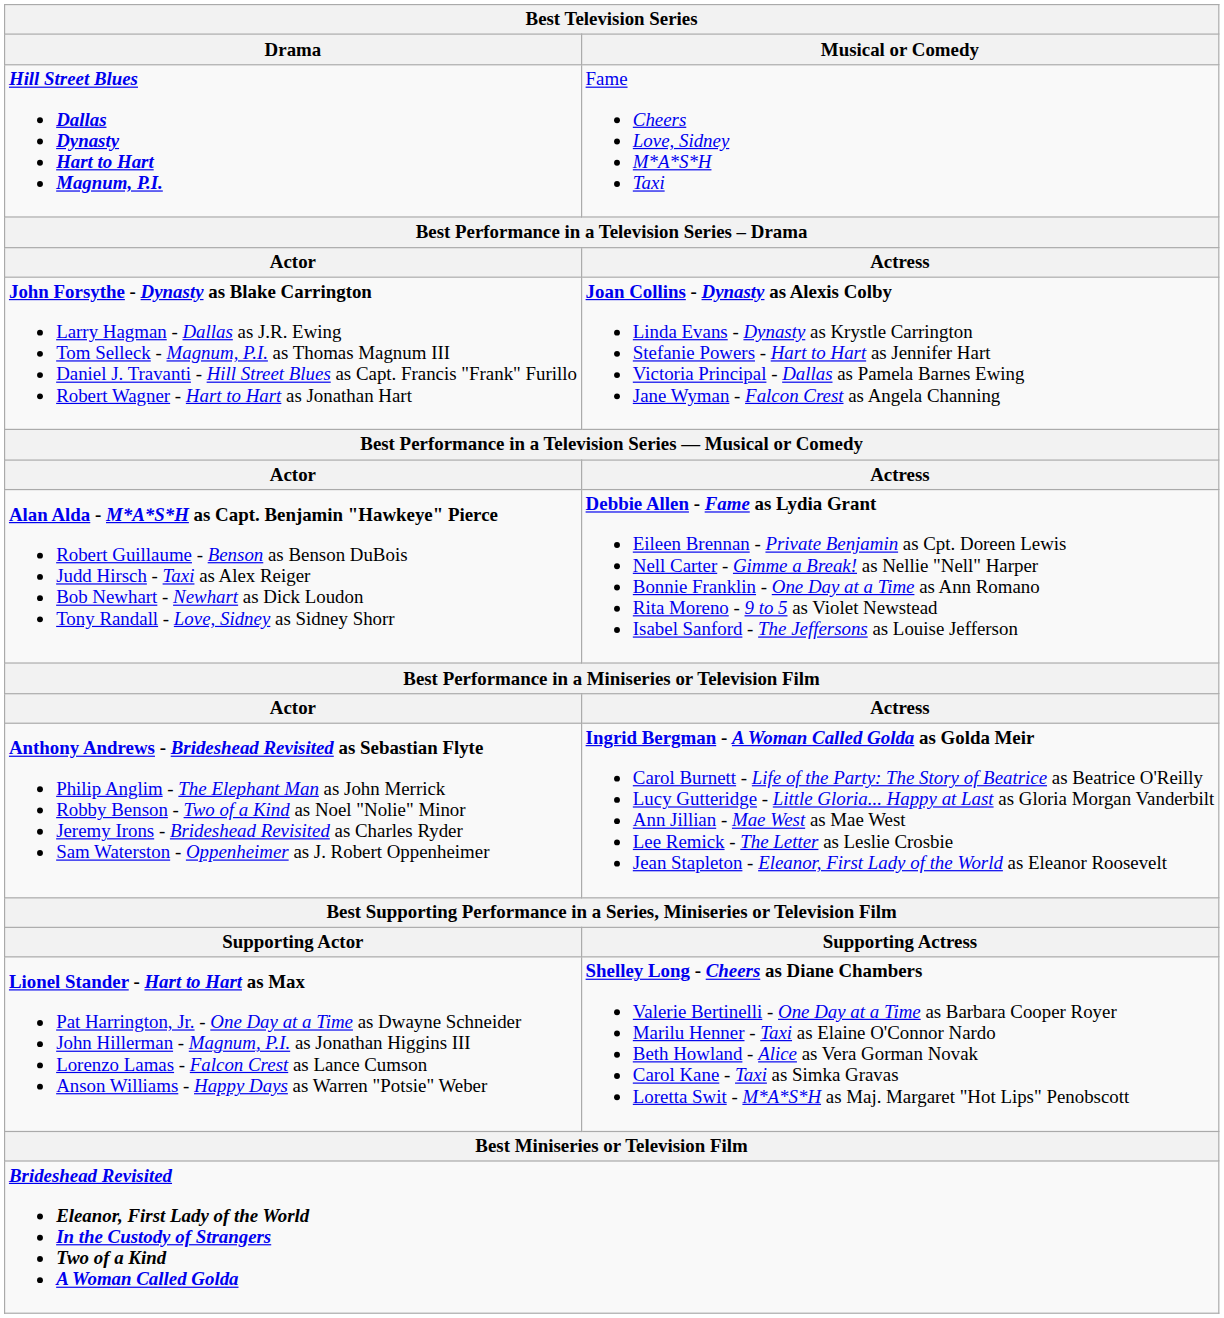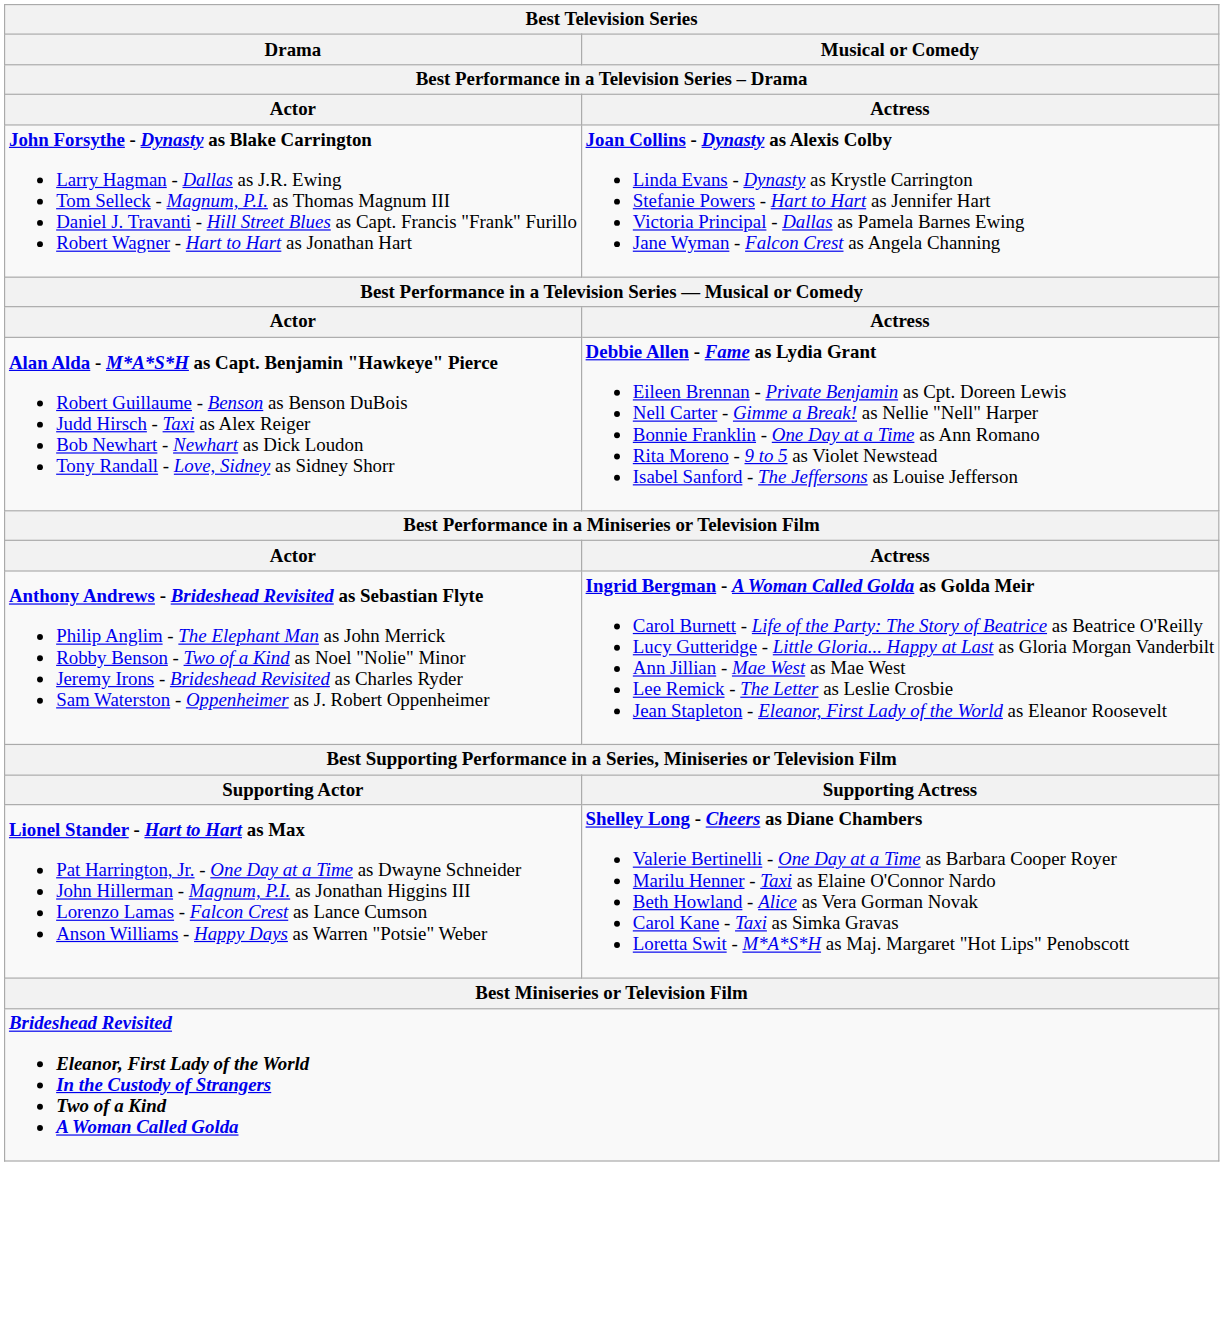- row: (293, 131)
